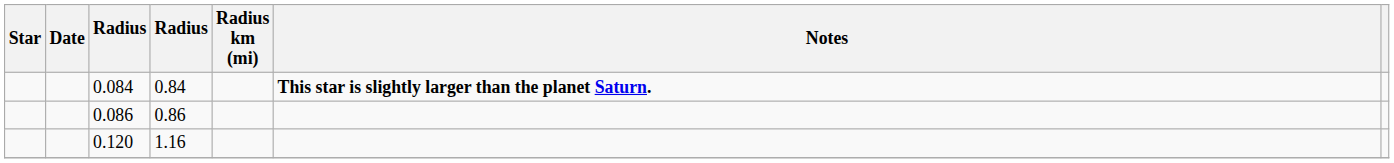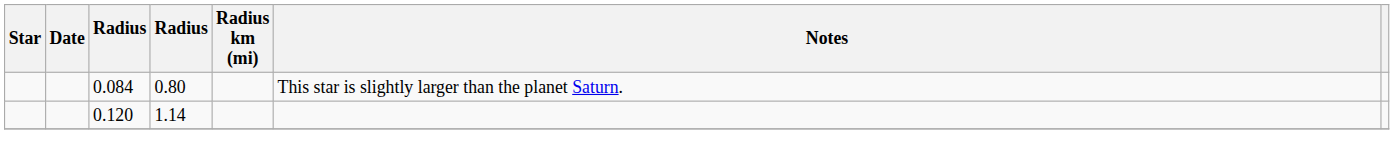(170, 86) 0.84 -> (170, 86) 0.80
(464, 86) bold -> (450, 86) normal
- row: (113, 114)
(170, 143) 1.16 -> (170, 114) 1.14
